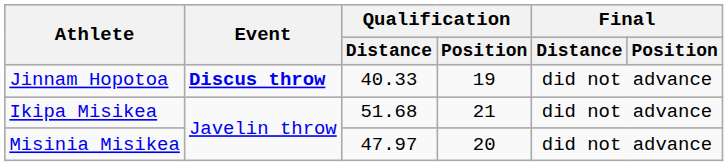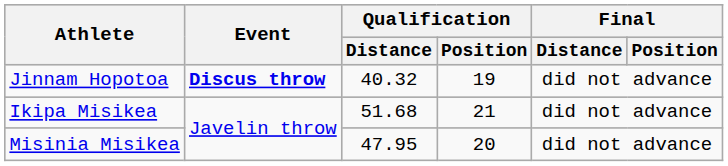(389, 81) 40.33 -> (389, 81) 40.32
(389, 144) 47.97 -> (389, 144) 47.95
